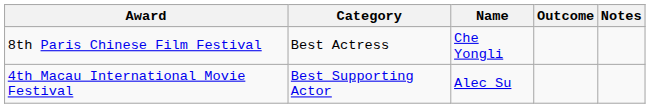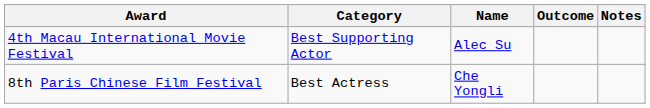rows swapped: (135, 46) <-> (127, 84)
